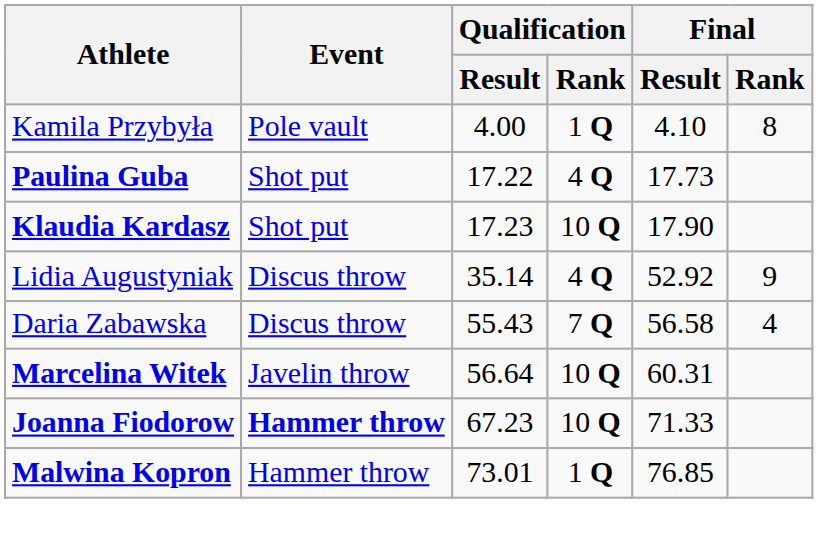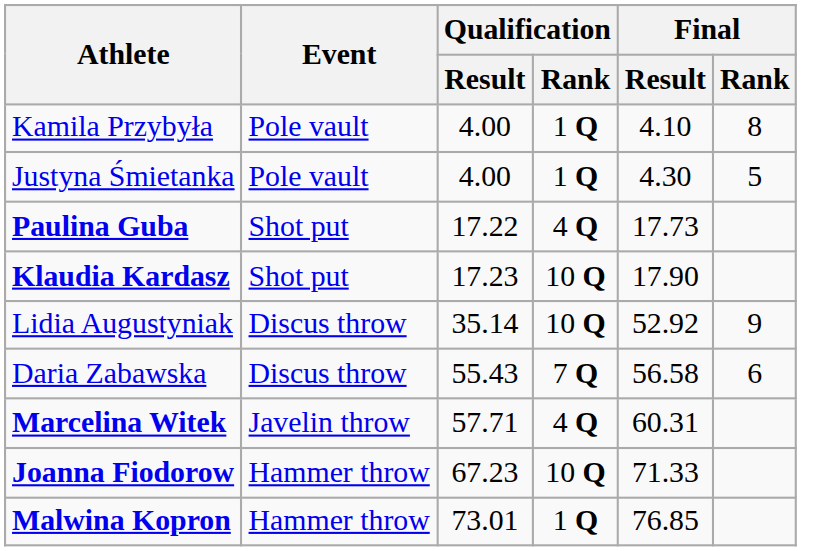+ row: (123, 176)
(591, 275) 4 Q -> (575, 324) 10 Q
(770, 324) 4 -> (755, 373) 6
(500, 373) 56.64 -> (485, 422) 57.71
(591, 373) 10 Q -> (576, 422) 4 Q
(346, 422) bold -> (339, 471) normal
